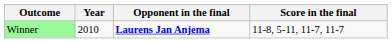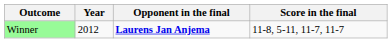(88, 29) 2010 -> (88, 29) 2012
